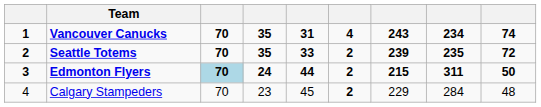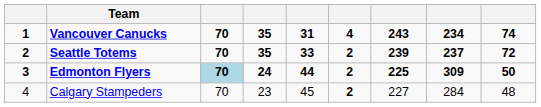(454, 53) 235 -> (454, 53) 237
(399, 72) 215 -> (399, 72) 225
(454, 72) 311 -> (454, 72) 309
(399, 92) 229 -> (399, 92) 227
